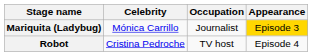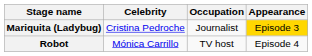(145, 28) Mónica Carrillo -> (145, 28) Cristina Pedroche
(145, 43) Cristina Pedroche -> (145, 43) Mónica Carrillo
